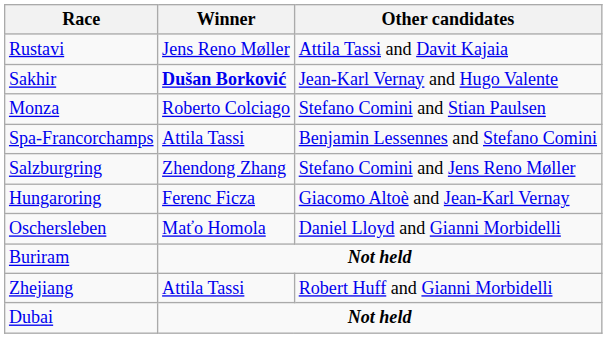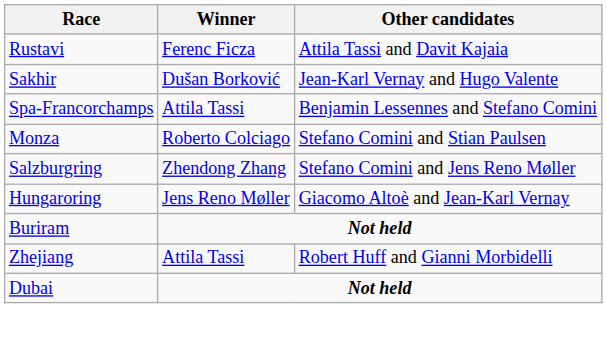(226, 48) Jens Reno Møller -> (209, 48) Ferenc Ficza
(224, 78) bold -> (221, 78) normal
rows swapped: (81, 138) <-> (34, 108)
(209, 198) Ferenc Ficza -> (226, 198) Jens Reno Møller
- row: (58, 227)
